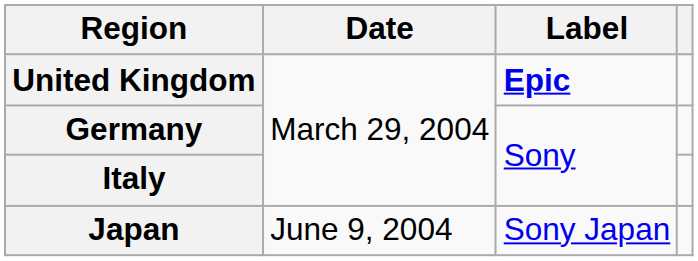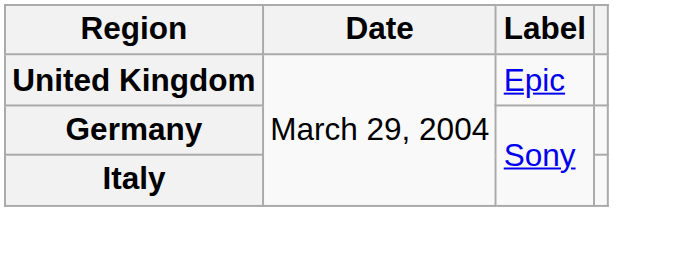(537, 79) bold -> (534, 79) normal
- row: (134, 229)
